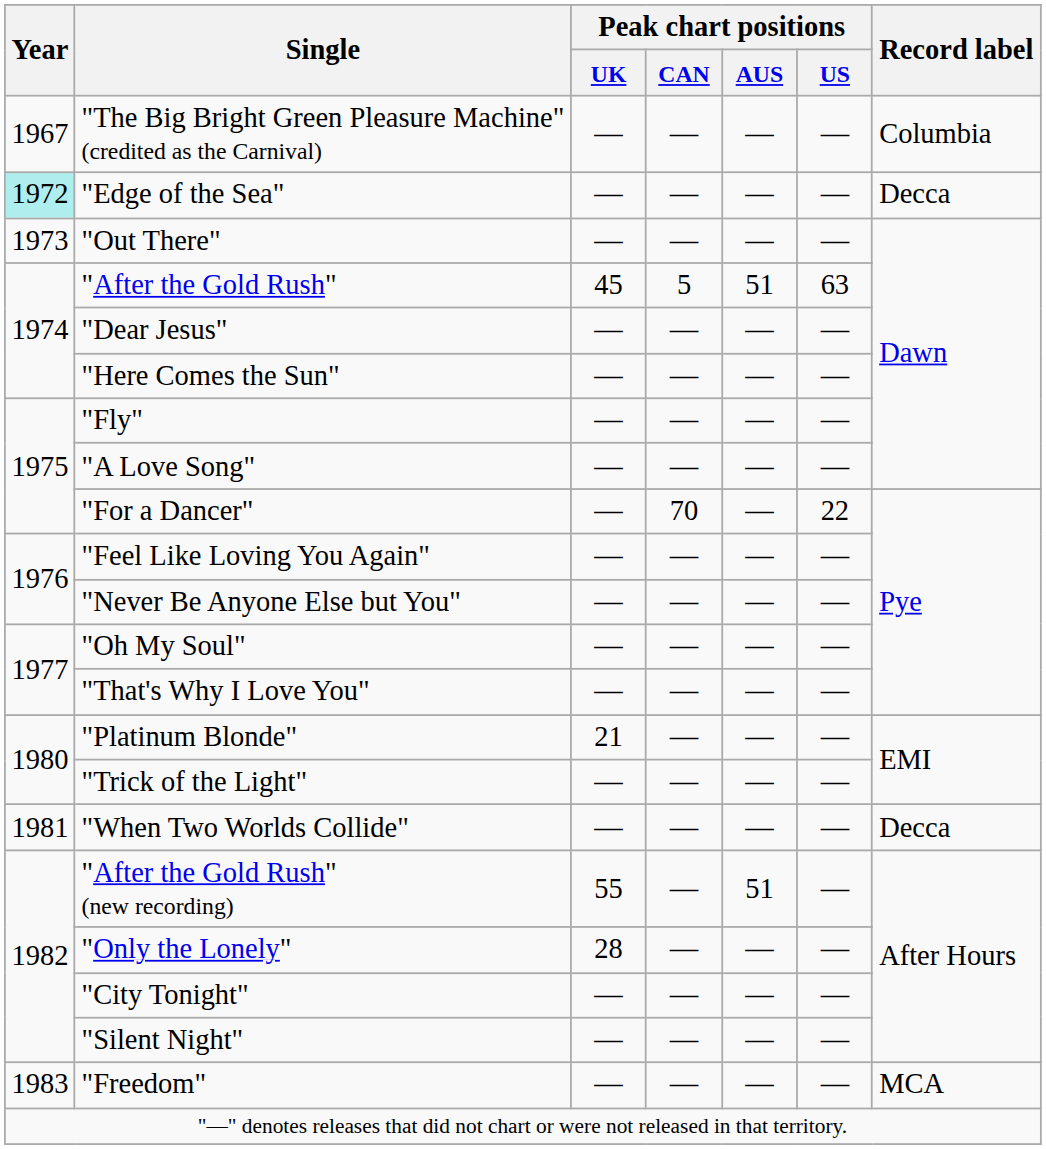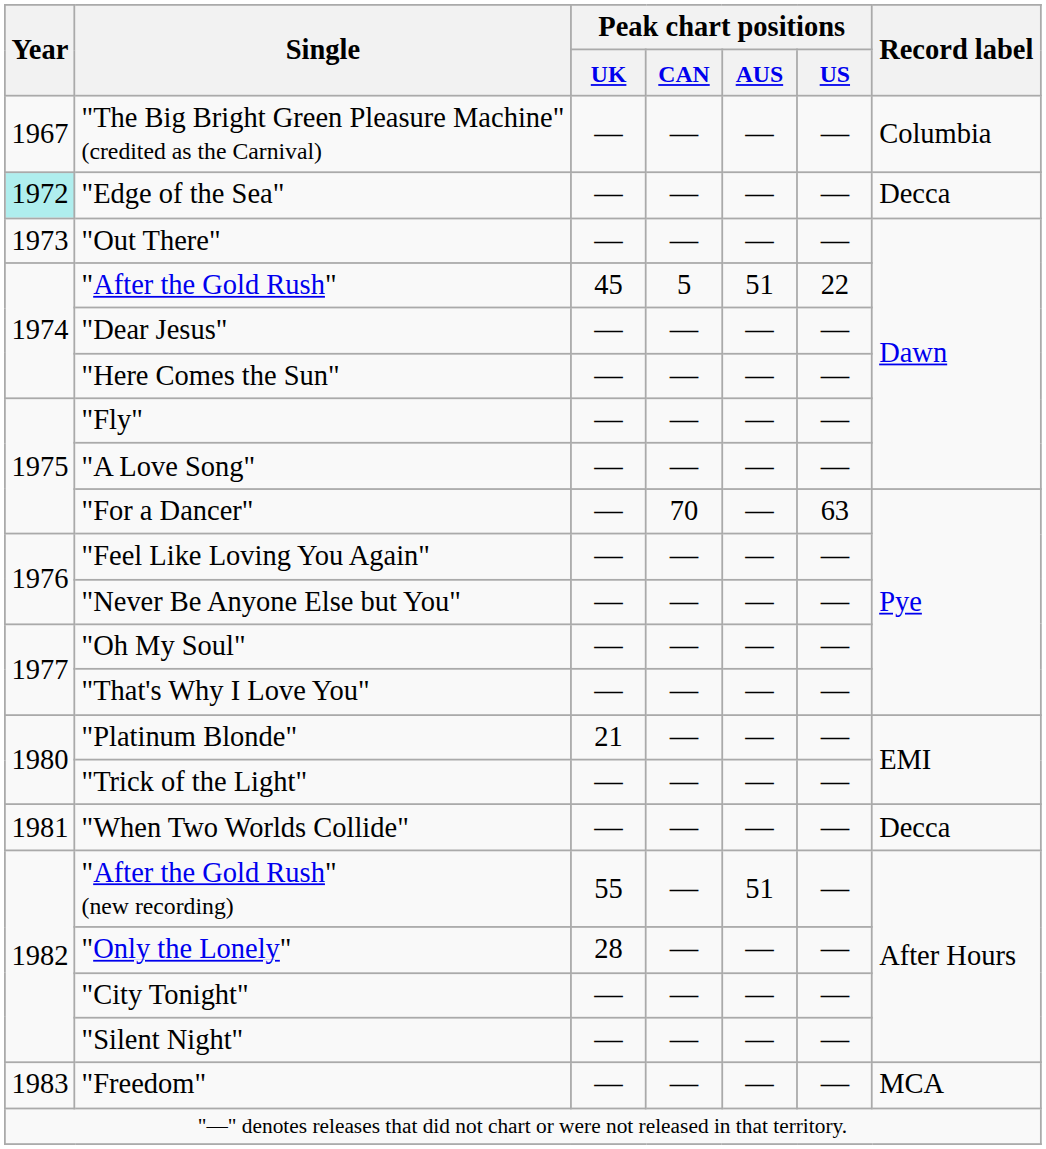(835, 284) 63 -> (835, 284) 22
(835, 510) 22 -> (835, 510) 63
